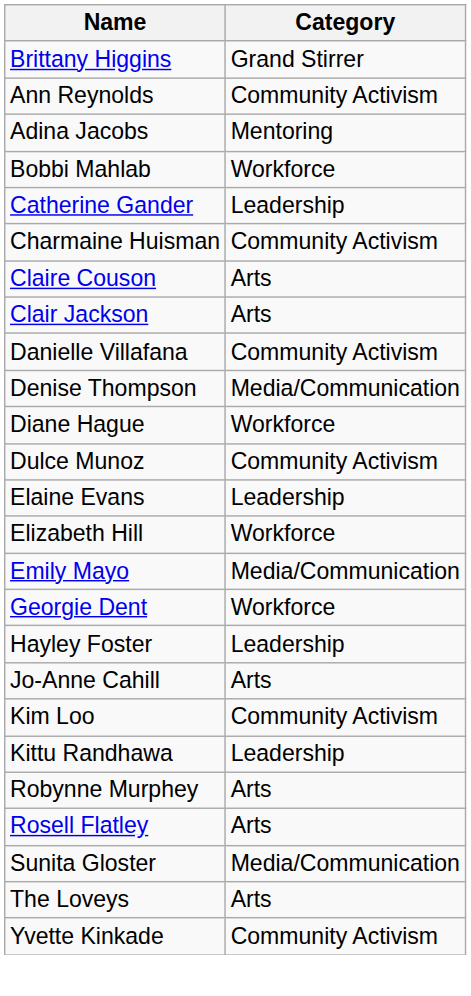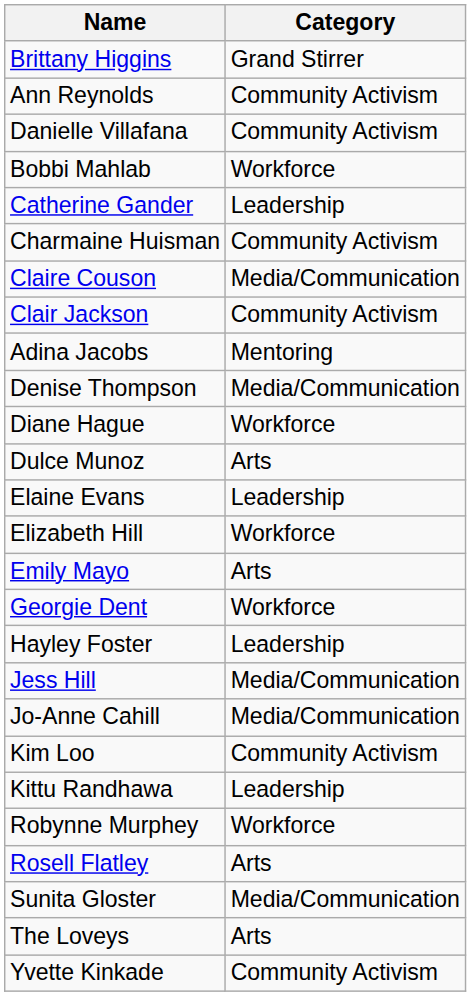rows swapped: (79, 132) <-> (99, 351)
(251, 278) Arts -> (345, 278) Media/Communication
(251, 315) Arts -> (334, 315) Community Activism
(334, 461) Community Activism -> (251, 461) Arts
(345, 570) Media/Communication -> (251, 570) Arts
+ row: (53, 680)
(251, 680) Arts -> (345, 717) Media/Communication
(251, 790) Arts -> (283, 826) Workforce
